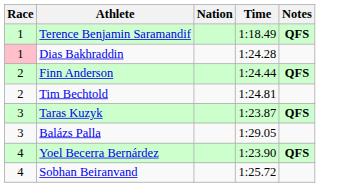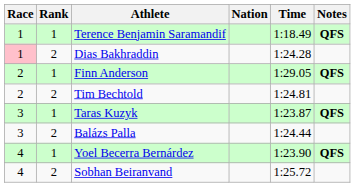+ column: (54, 14)
(257, 73) 1:24.44 -> (292, 73) 1:29.05
(257, 133) 1:29.05 -> (292, 133) 1:24.44
